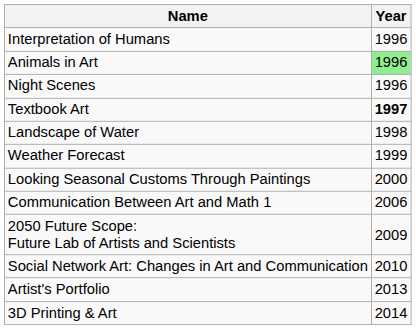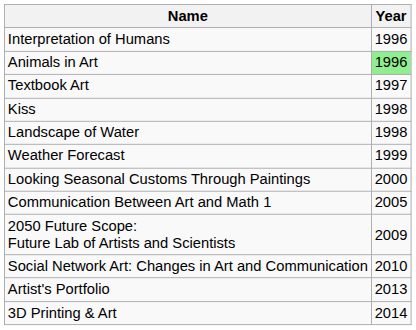- row: (52, 86)
(391, 109) bold -> (391, 86) normal
+ row: (22, 109)
(391, 202) 2006 -> (391, 202) 2005
